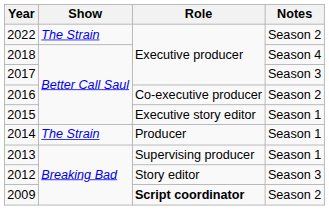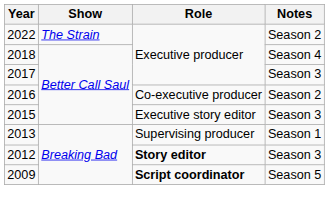(295, 114) Season 1 -> (295, 114) Season 3
- row: (21, 134)
(167, 174) normal -> (170, 154) bold
(295, 194) Season 2 -> (295, 174) Season 5
